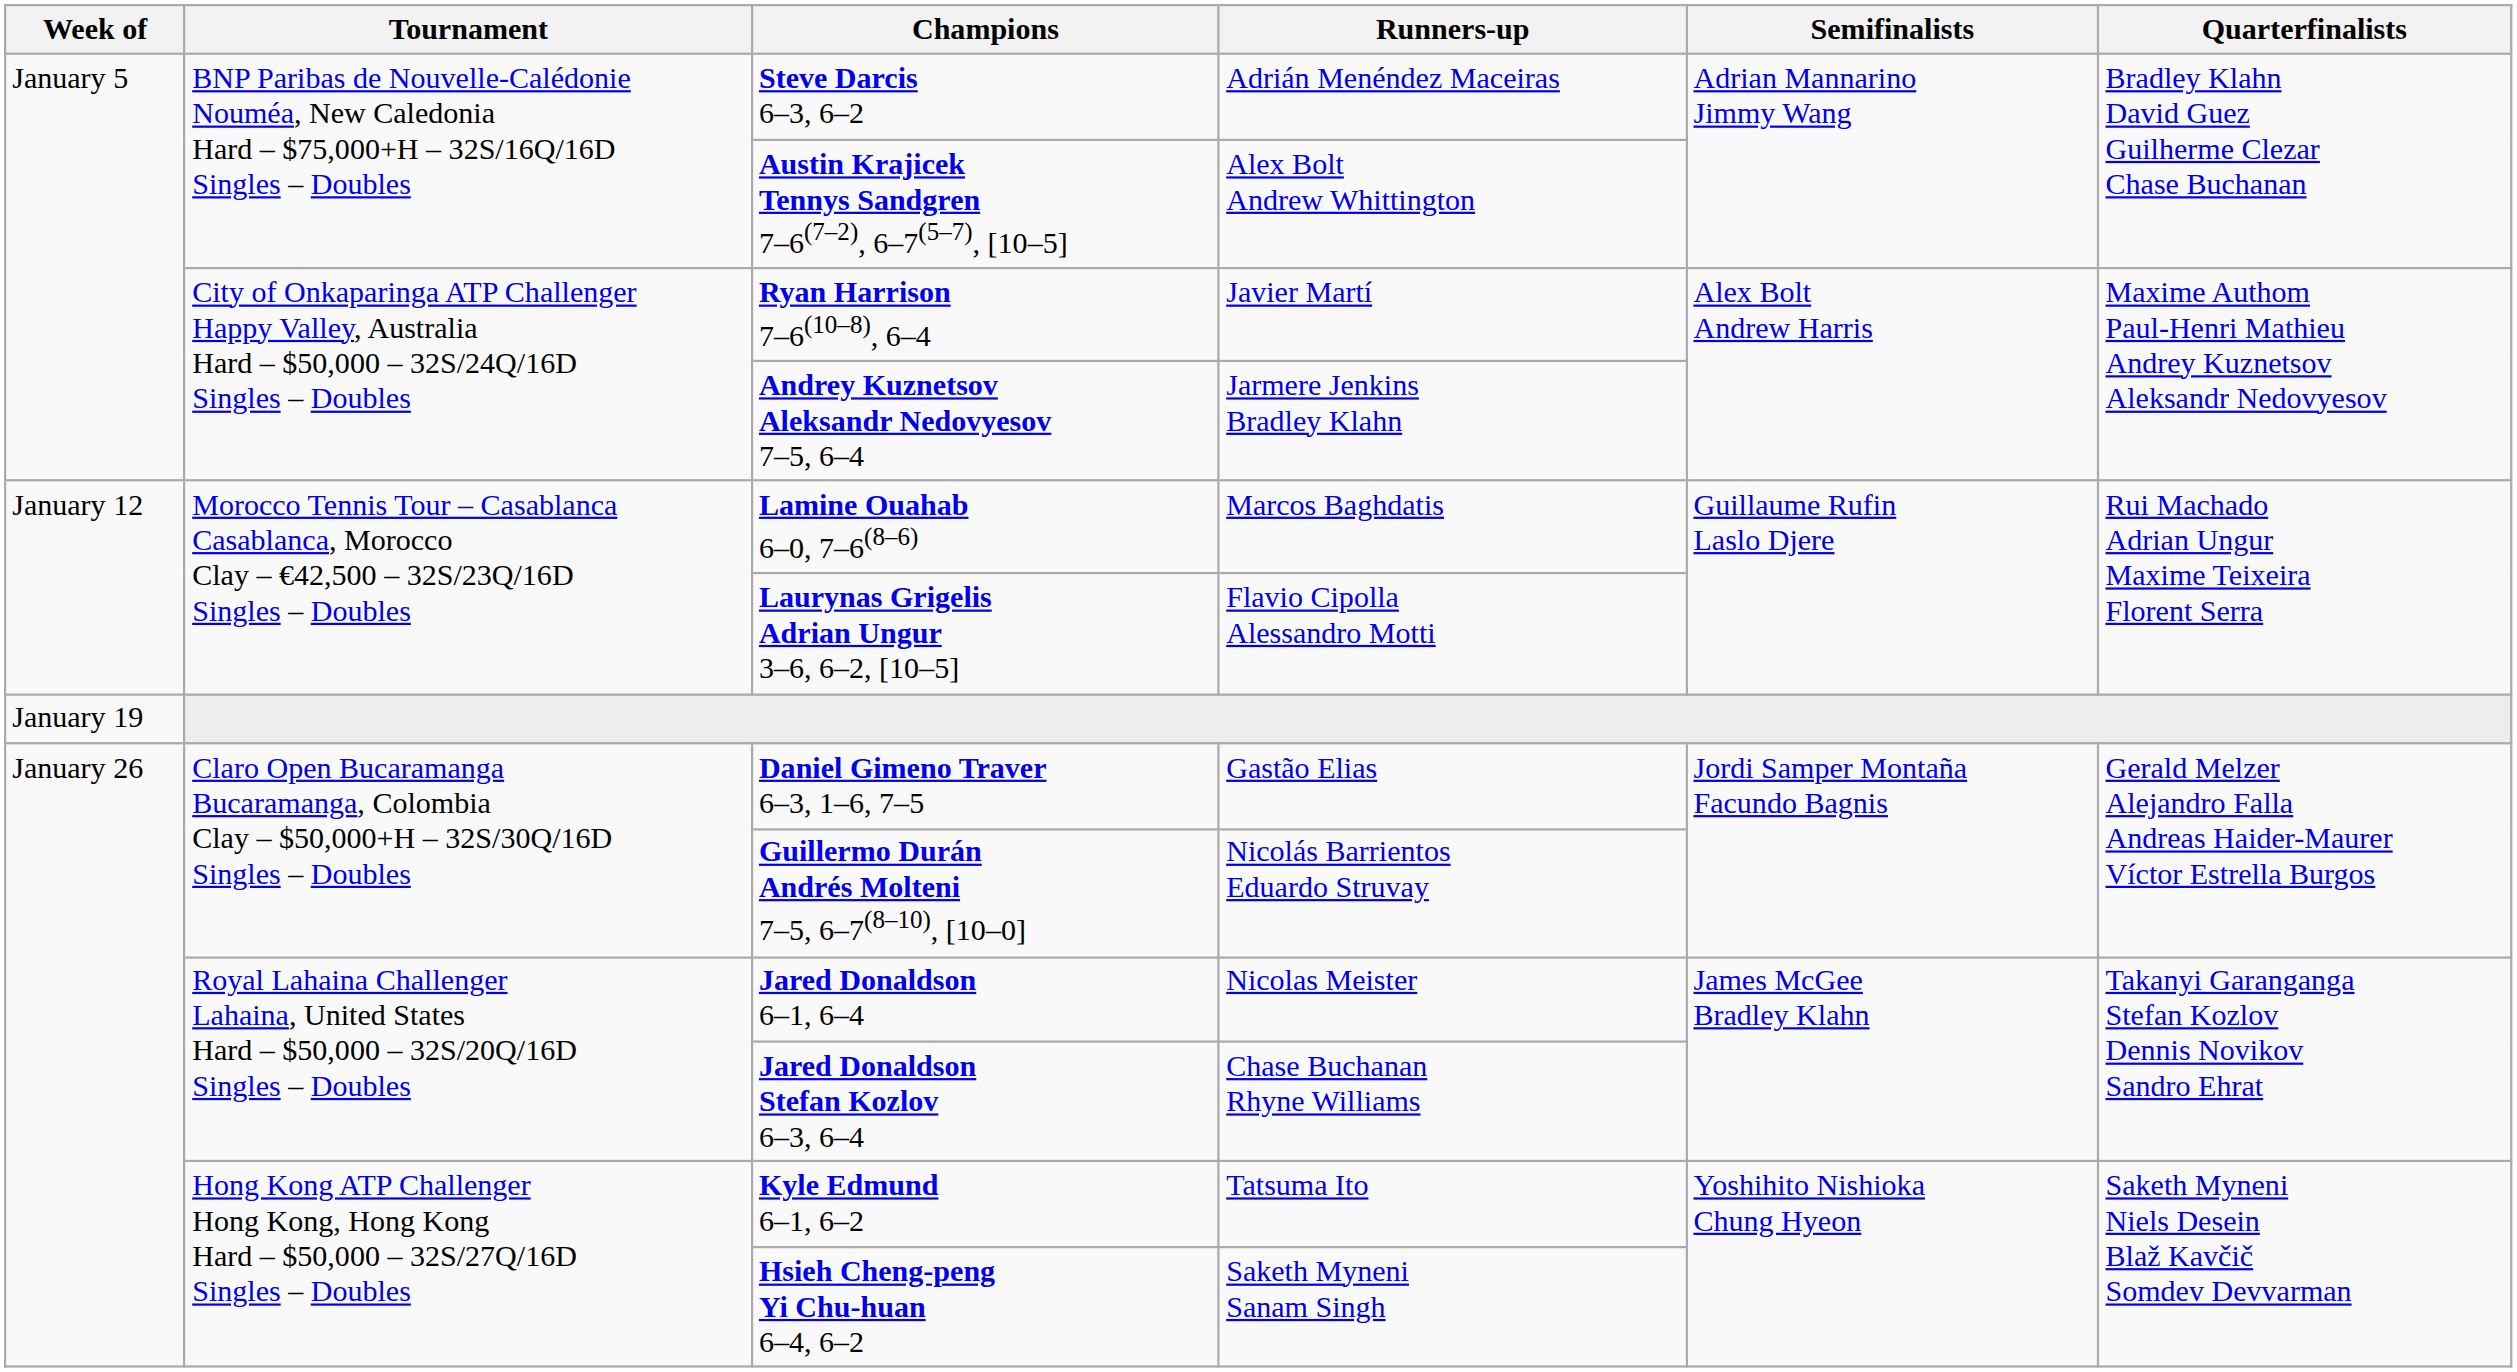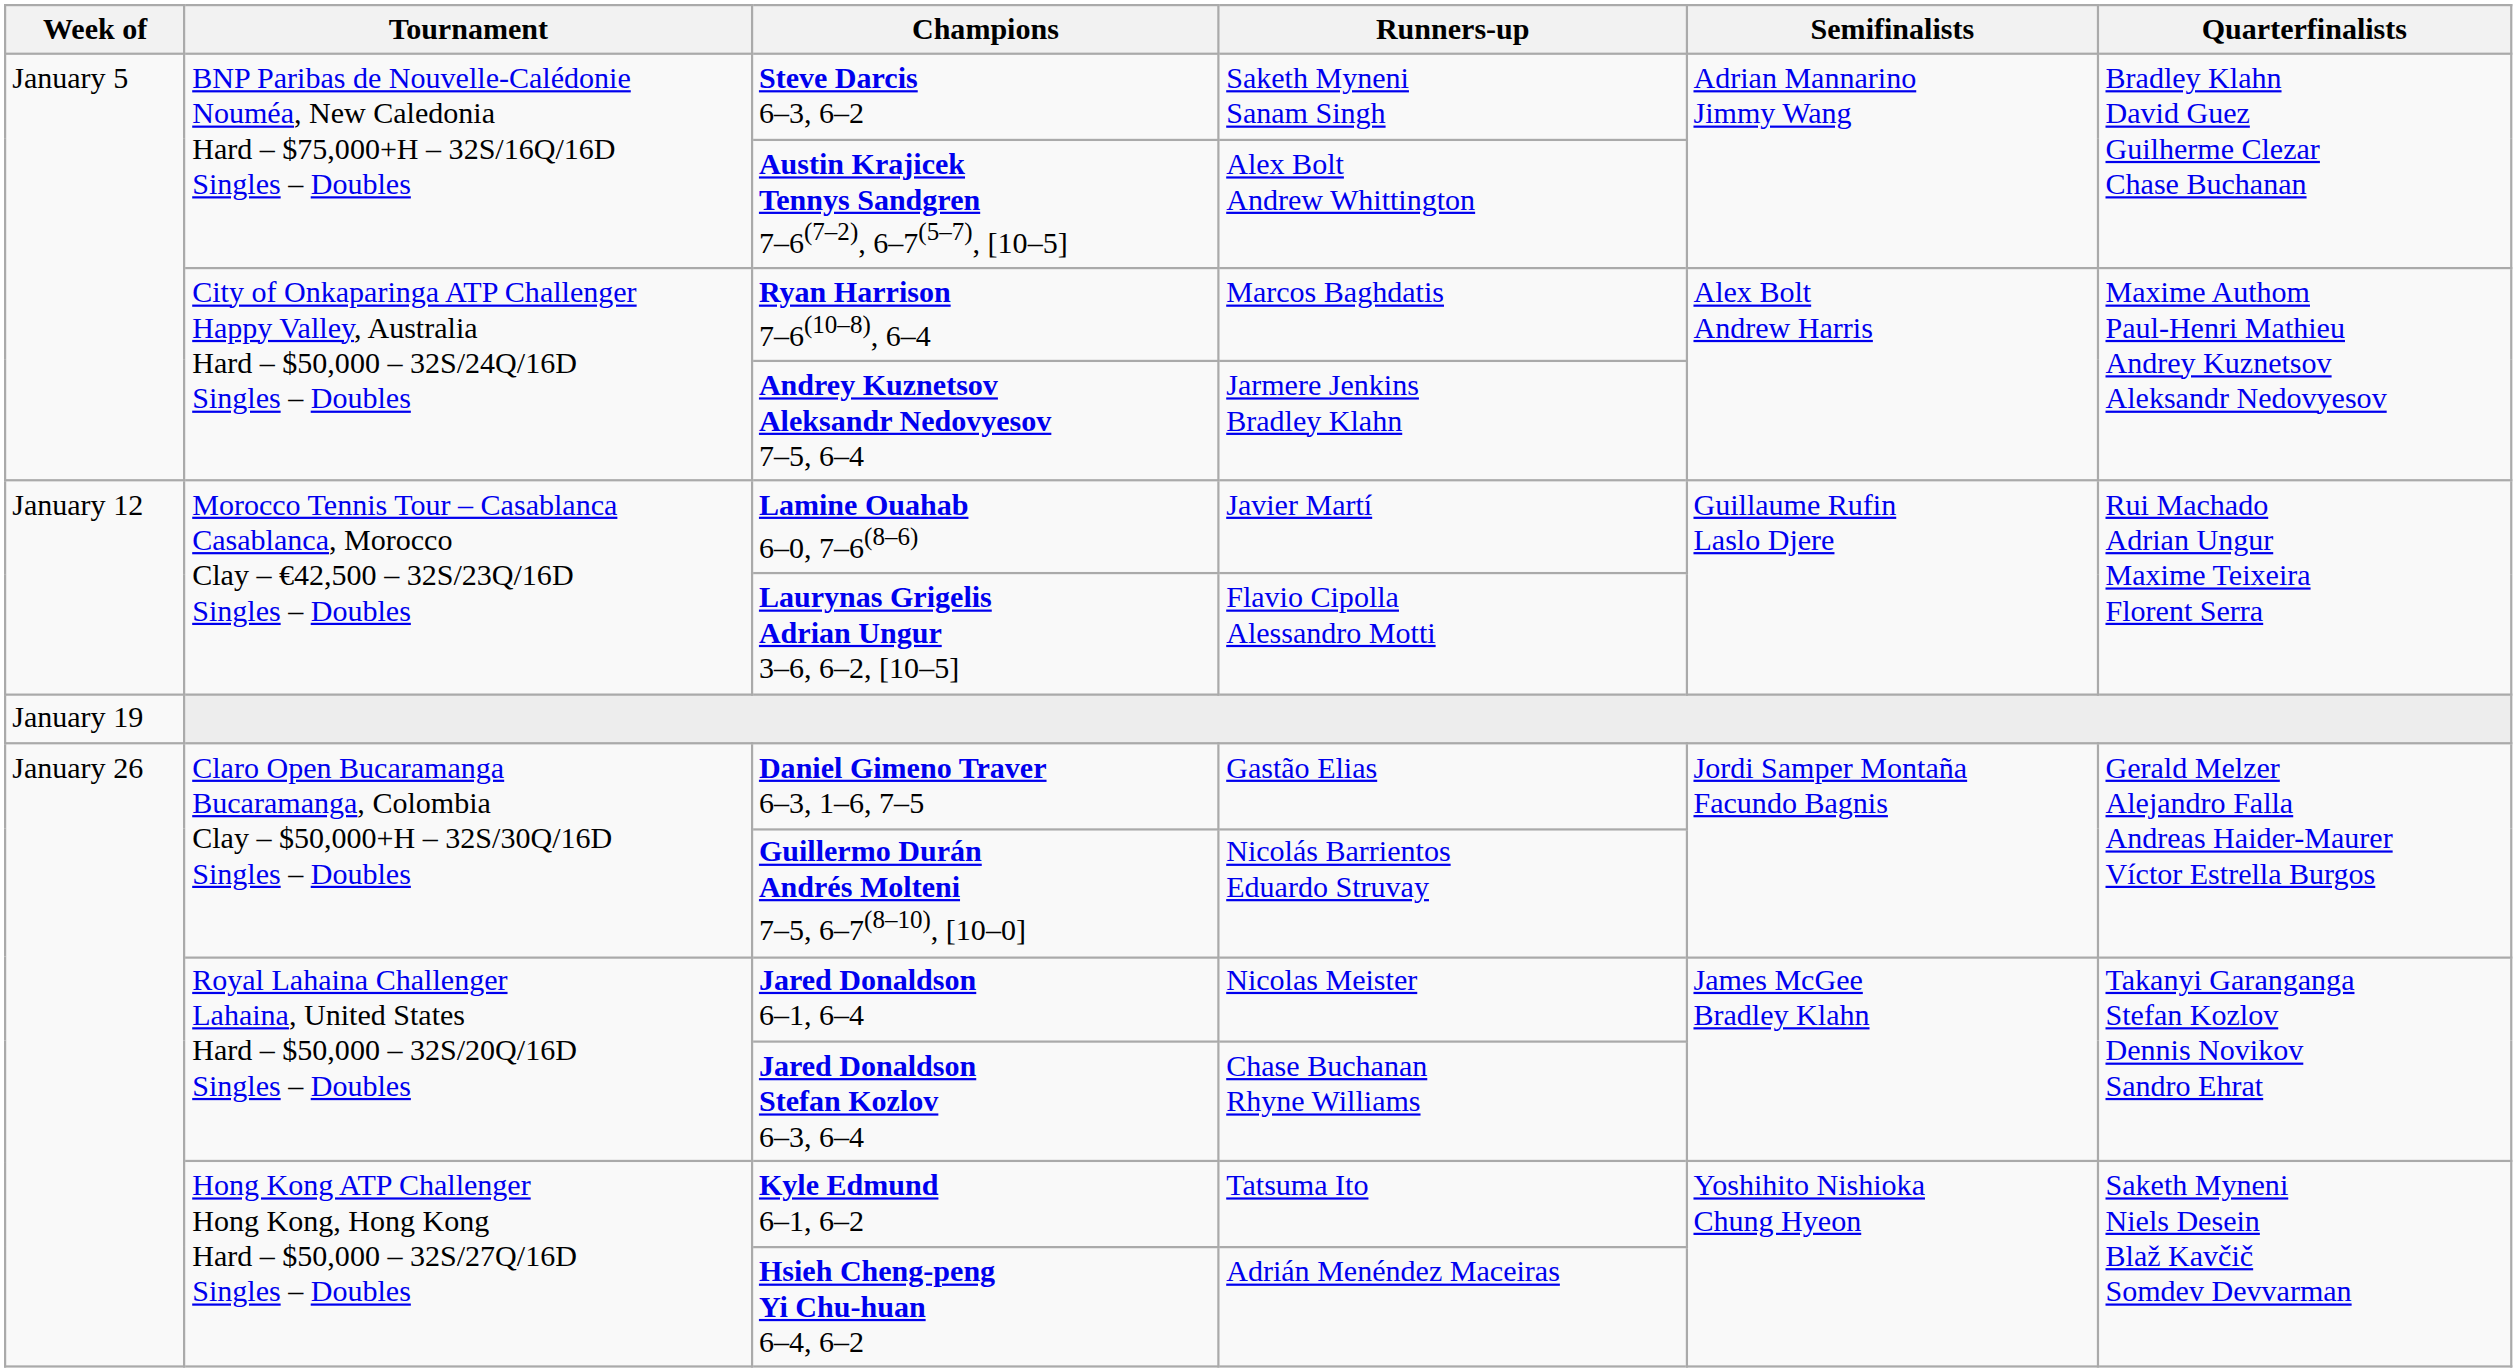(1393, 78) Adrián Menéndez Maceiras -> (1318, 96) Saketh Myneni Sanam Singh
(1299, 291) Javier Martí -> (1335, 291) Marcos Baghdatis
(1335, 504) Marcos Baghdatis -> (1299, 504) Javier Martí
(1318, 1288) Saketh Myneni Sanam Singh -> (1393, 1270) Adrián Menéndez Maceiras
